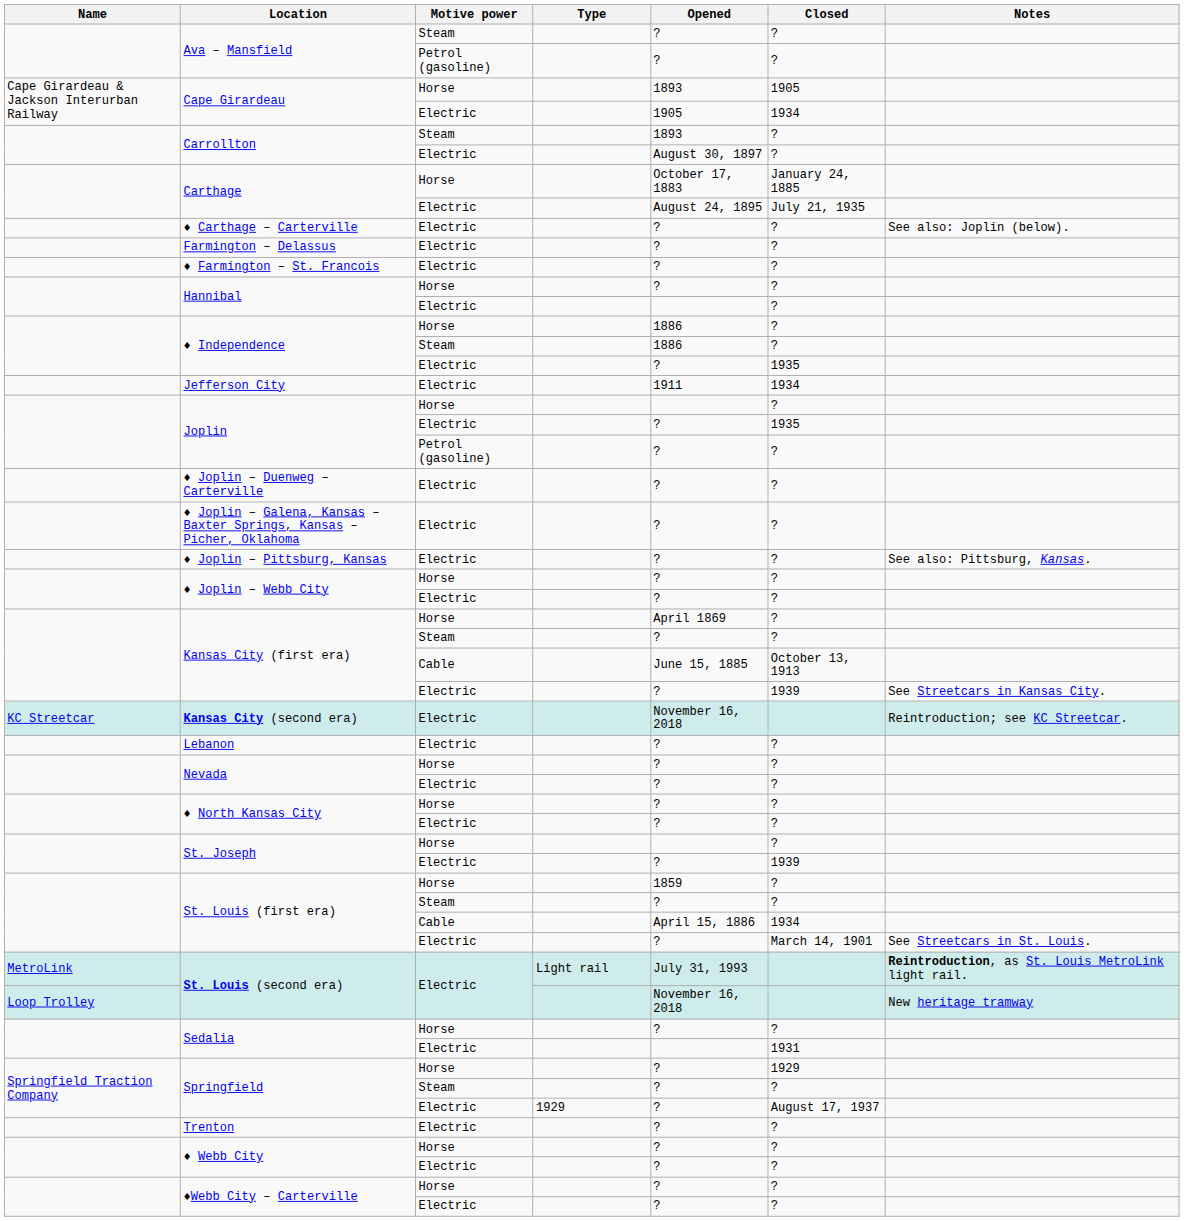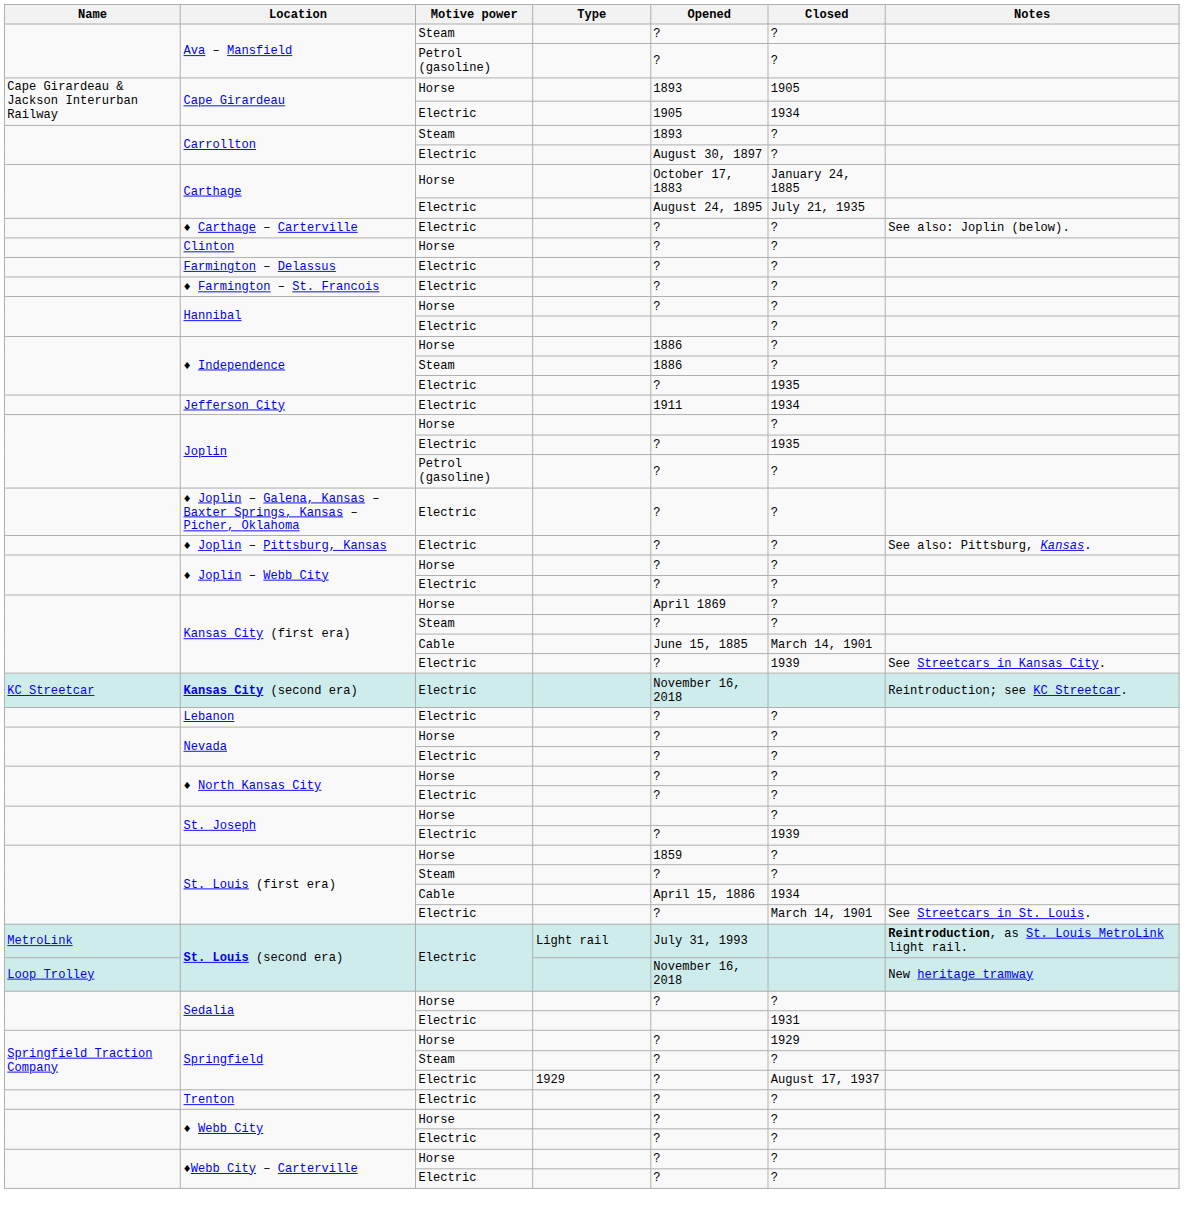+ row: (209, 247)
- row: (256, 485)
(811, 665) October 13, 1913 -> (822, 644) March 14, 1901
